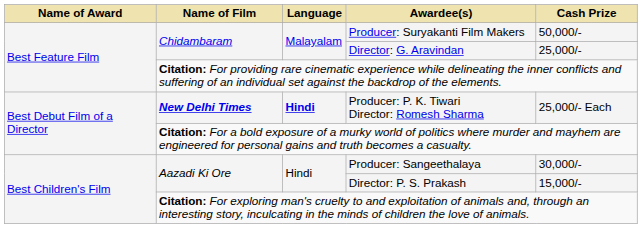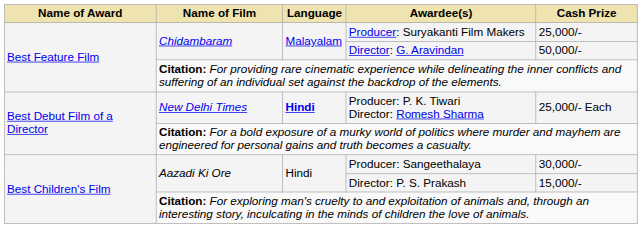(560, 32) 50,000/- -> (560, 32) 25,000/-
(560, 50) 25,000/- -> (560, 50) 50,000/-
(205, 107) bold -> (203, 107) normal
